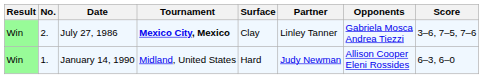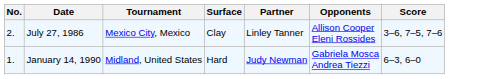- column: (21, 11)
(185, 33) bold -> (148, 33) normal
(379, 33) Gabriela Mosca Andrea Tiezzi -> (344, 33) Allison Cooper Eleni Rossides
(377, 59) Allison Cooper Eleni Rossides -> (345, 59) Gabriela Mosca Andrea Tiezzi
